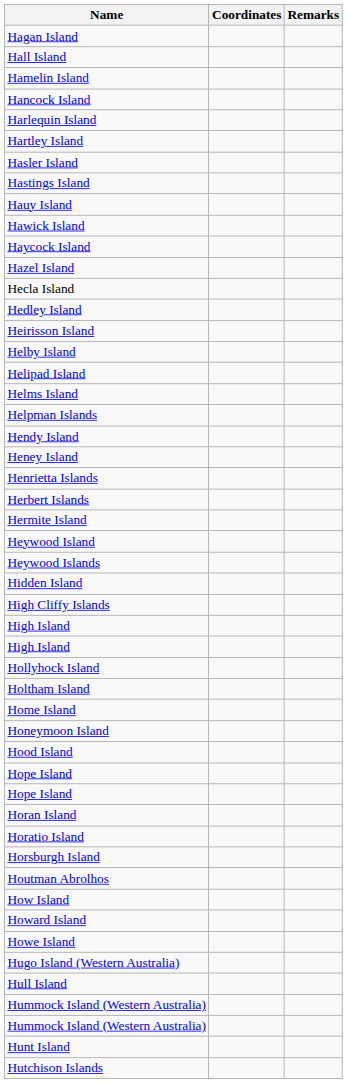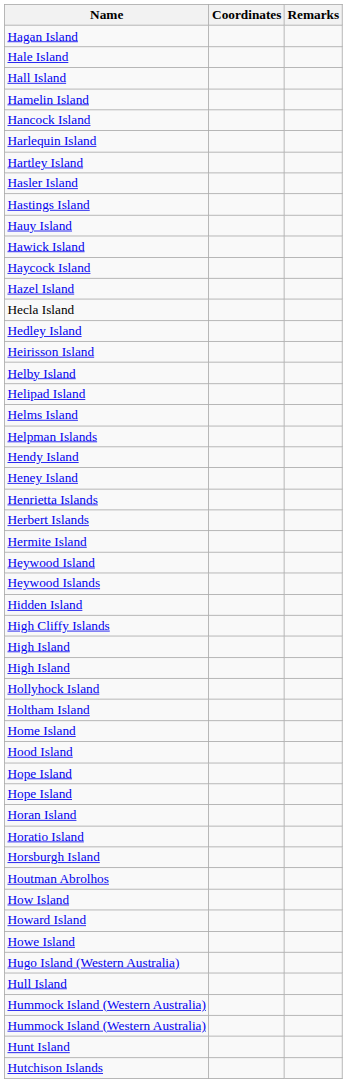+ row: (38, 57)
- row: (58, 731)
